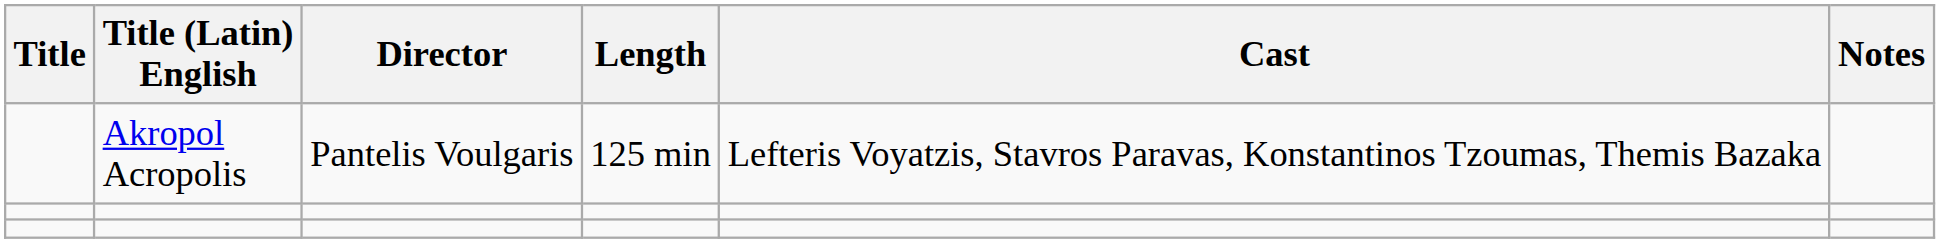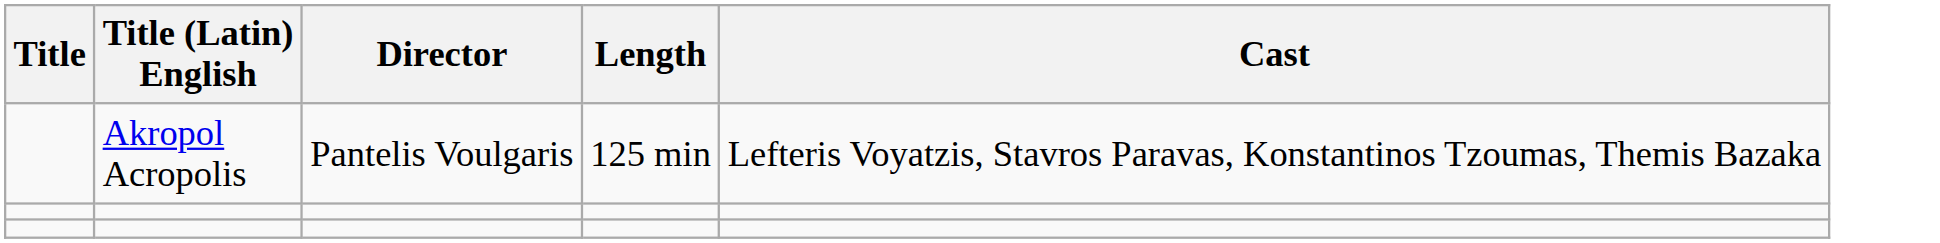- column: (1882, 53)
